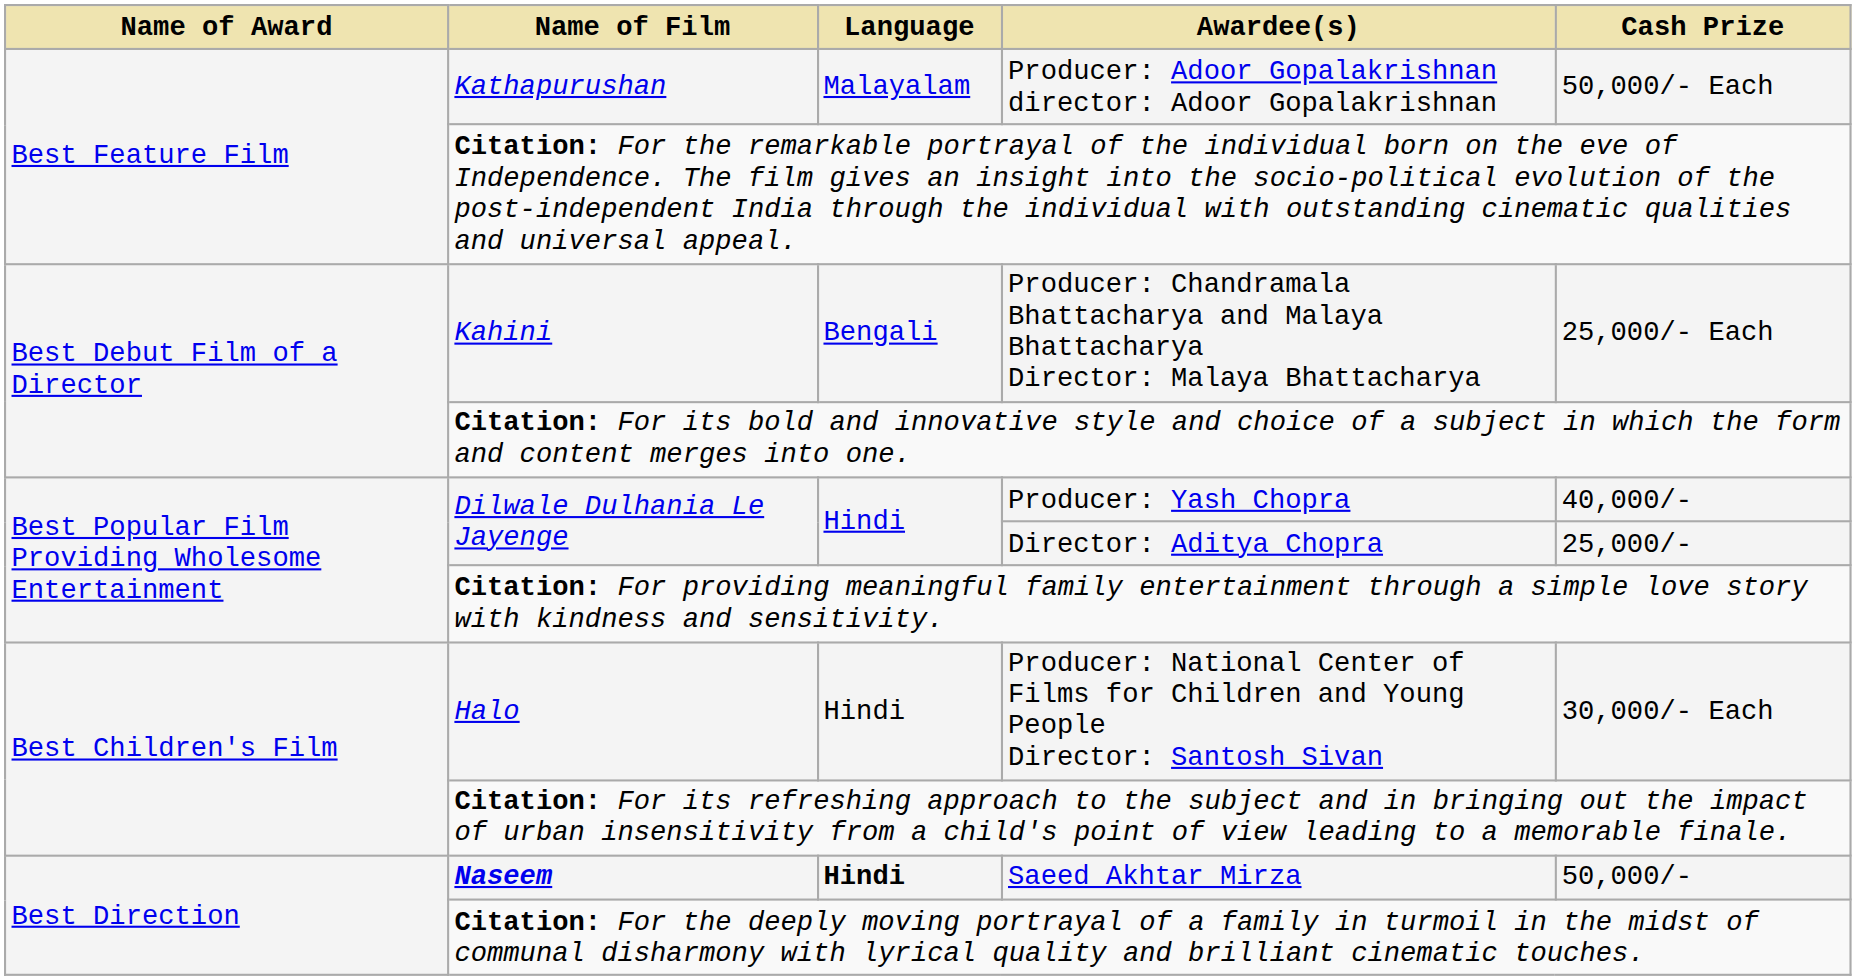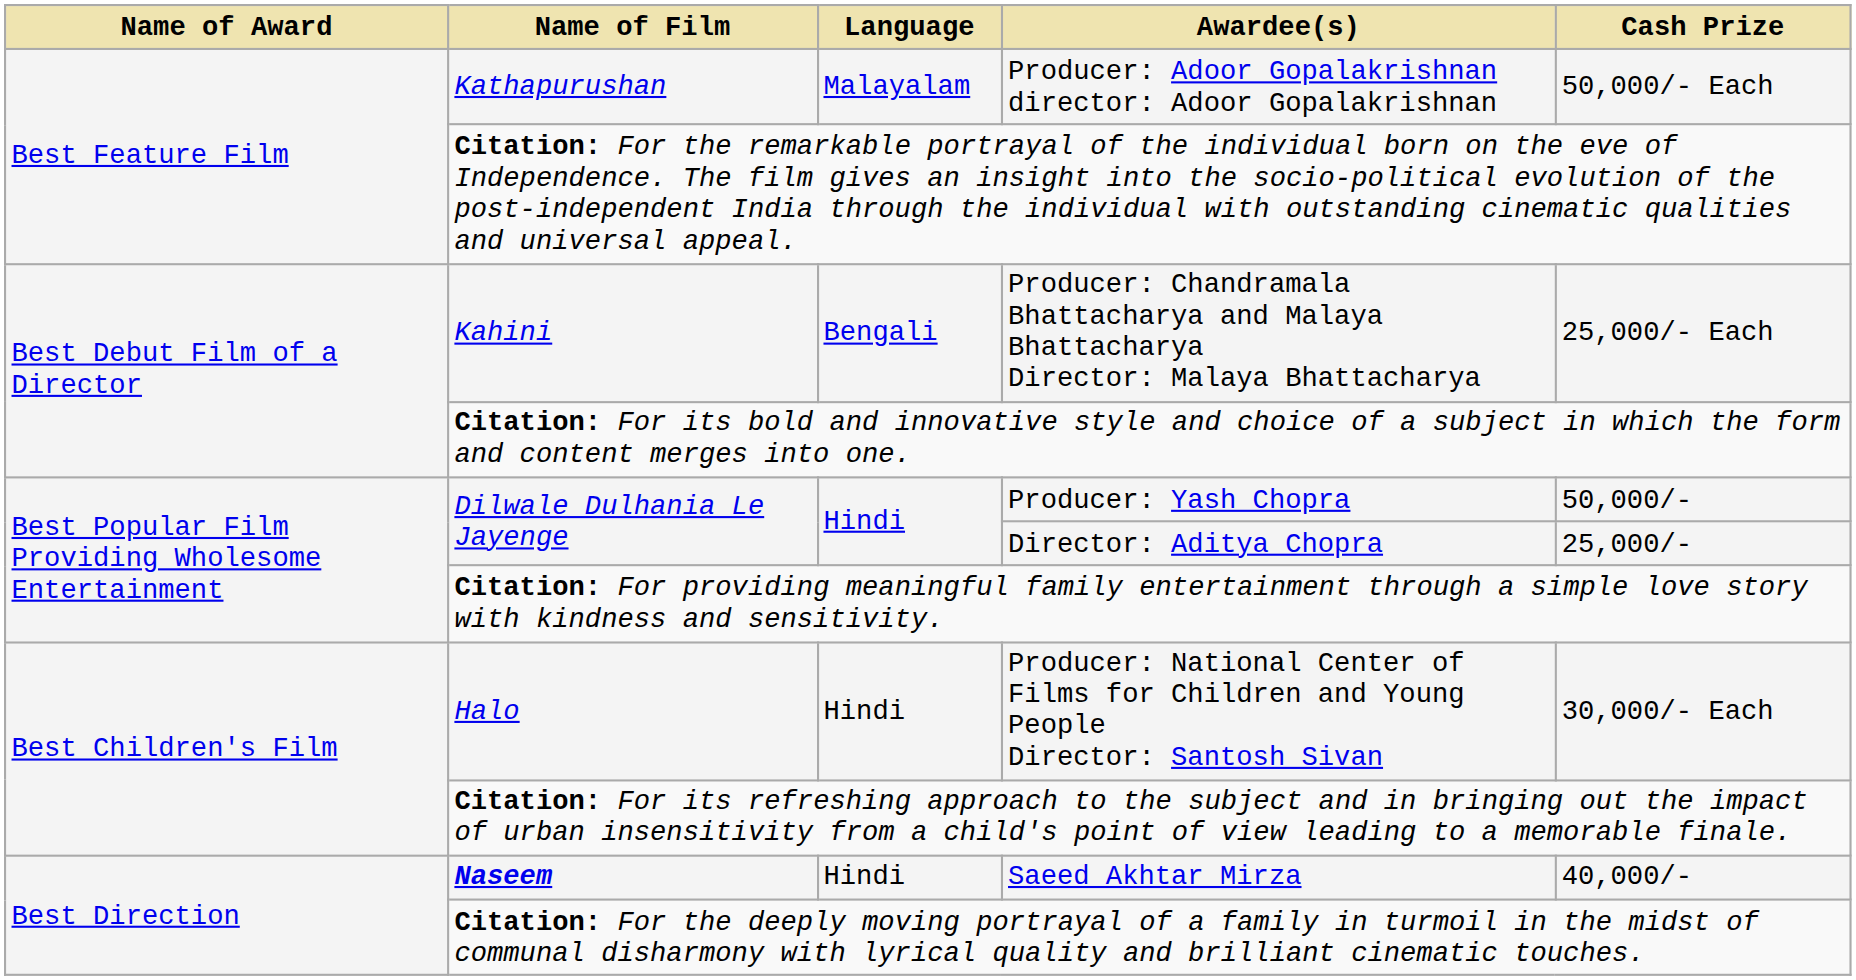(1627, 499) 40,000/- -> (1627, 499) 50,000/-
(864, 878) bold -> (864, 878) normal
(1627, 878) 50,000/- -> (1627, 878) 40,000/-
